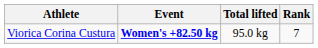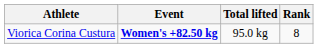(297, 33) 7 -> (297, 33) 8
